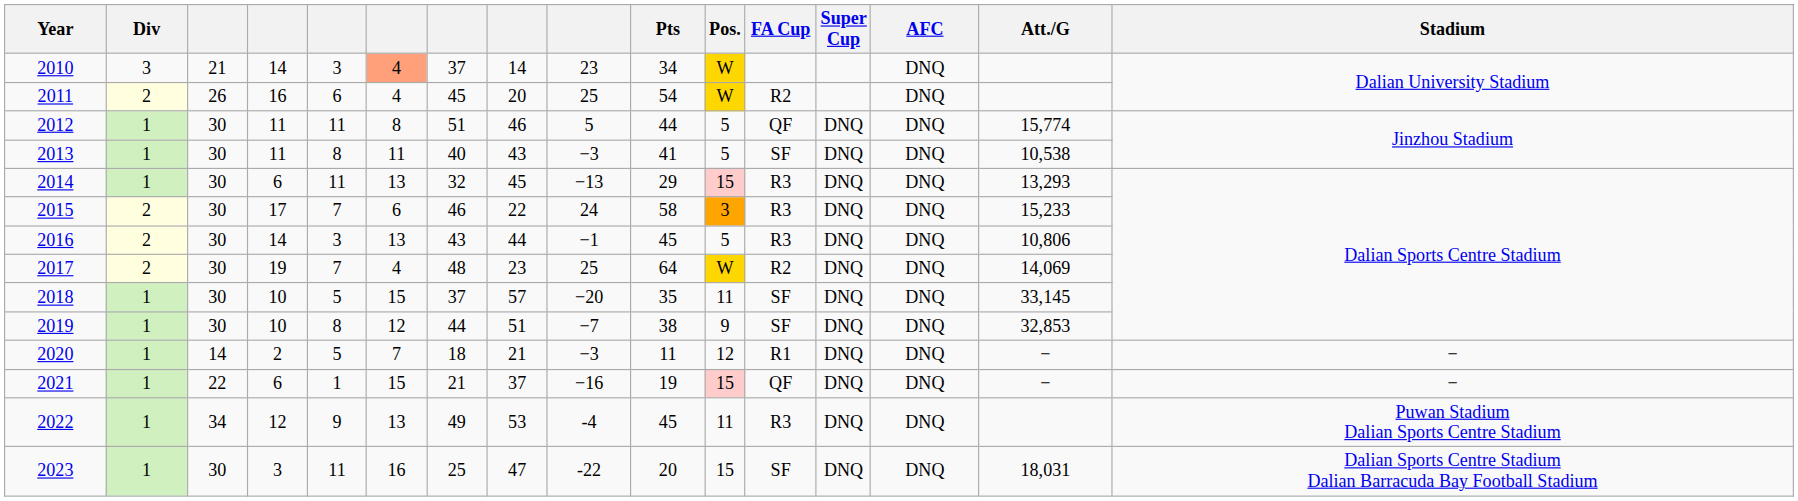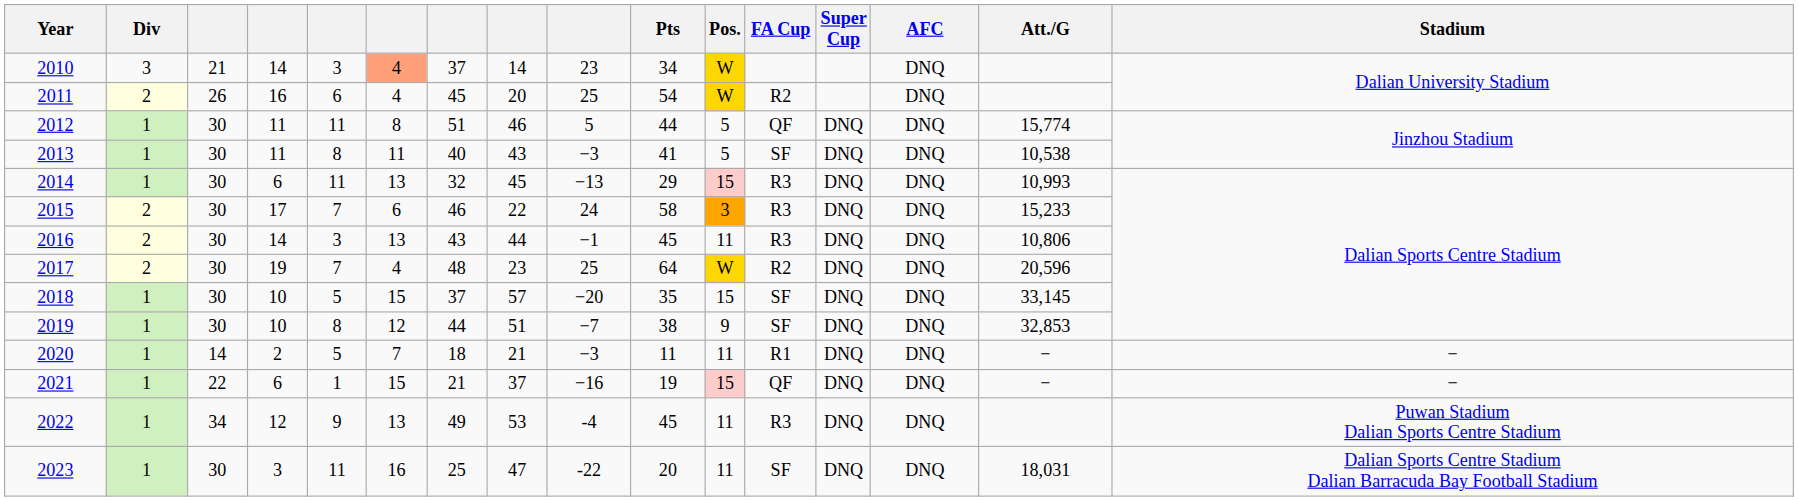(1045, 182) 13,293 -> (1045, 182) 10,993
(725, 239) 5 -> (725, 239) 11
(1045, 268) 14,069 -> (1045, 268) 20,596
(725, 297) 11 -> (725, 297) 15
(725, 354) 12 -> (725, 354) 11
(725, 471) 15 -> (725, 471) 11
